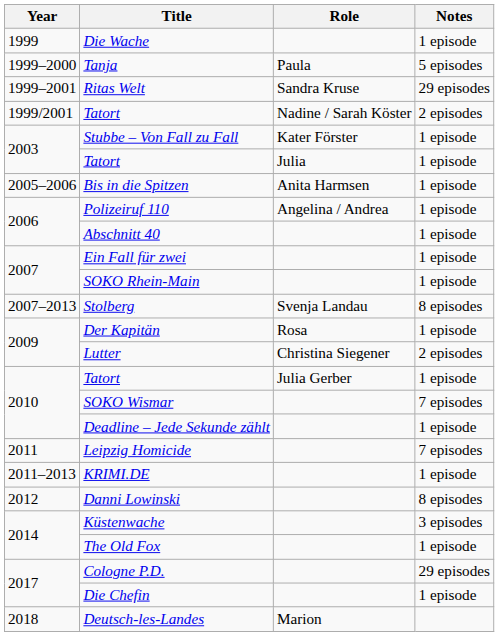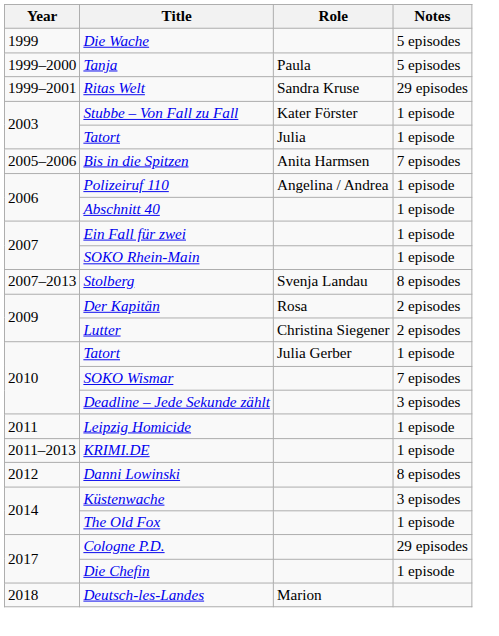(448, 40) 1 episode -> (429, 40) 5 episodes
- row: (40, 112)
(448, 185) 1 episode -> (429, 161) 7 episodes
(448, 329) 1 episode -> (429, 305) 2 episodes
(448, 426) 1 episode -> (429, 402) 3 episodes
(450, 450) 7 episodes -> (426, 426) 1 episode
